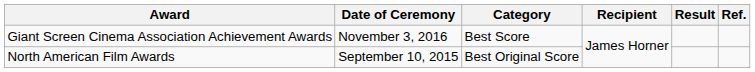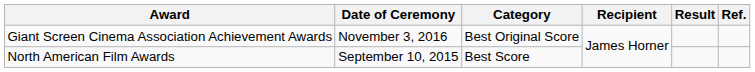(497, 36) Best Score -> (522, 36) Best Original Score
(522, 57) Best Original Score -> (497, 57) Best Score
